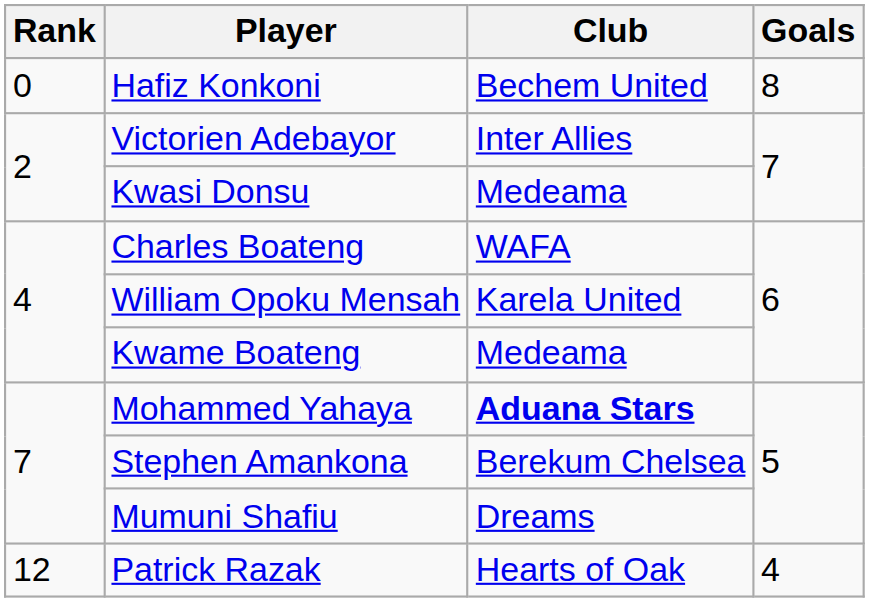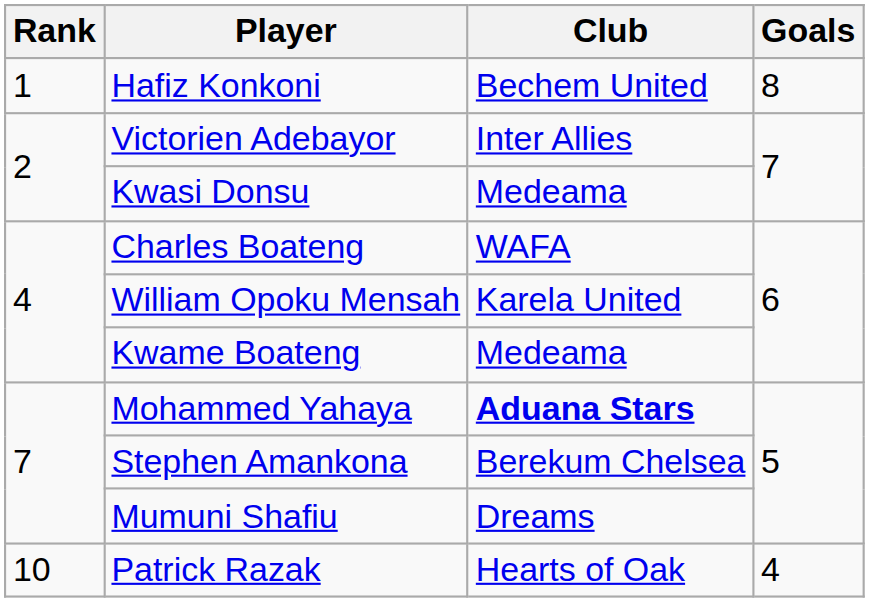(22, 85) 0 -> (22, 85) 1
(32, 569) 12 -> (32, 569) 10
